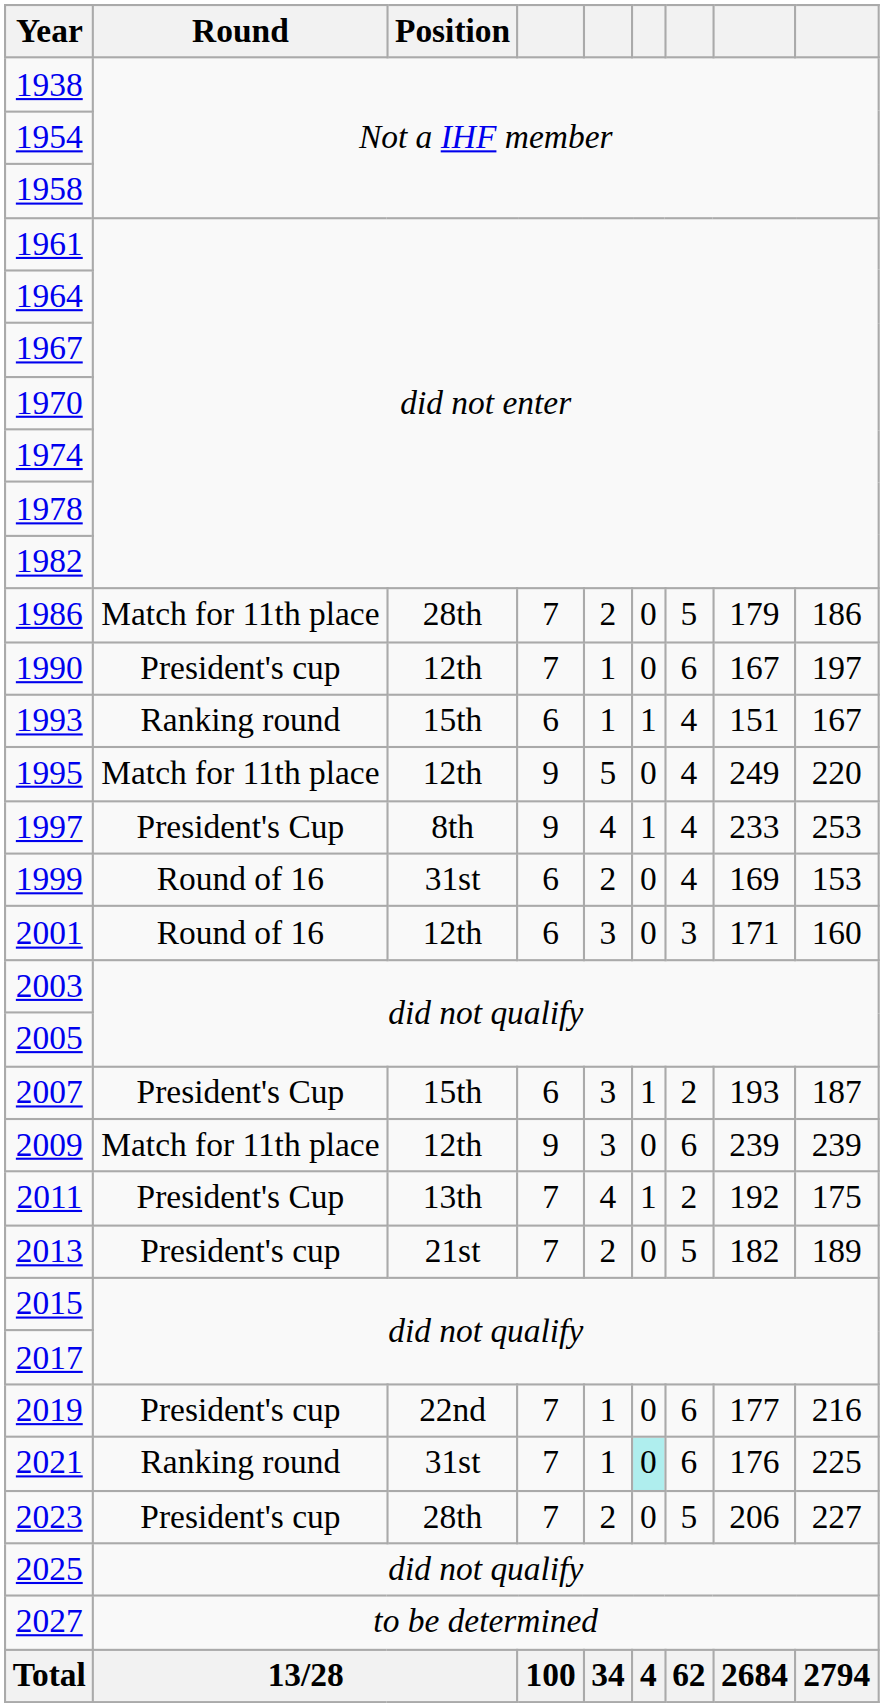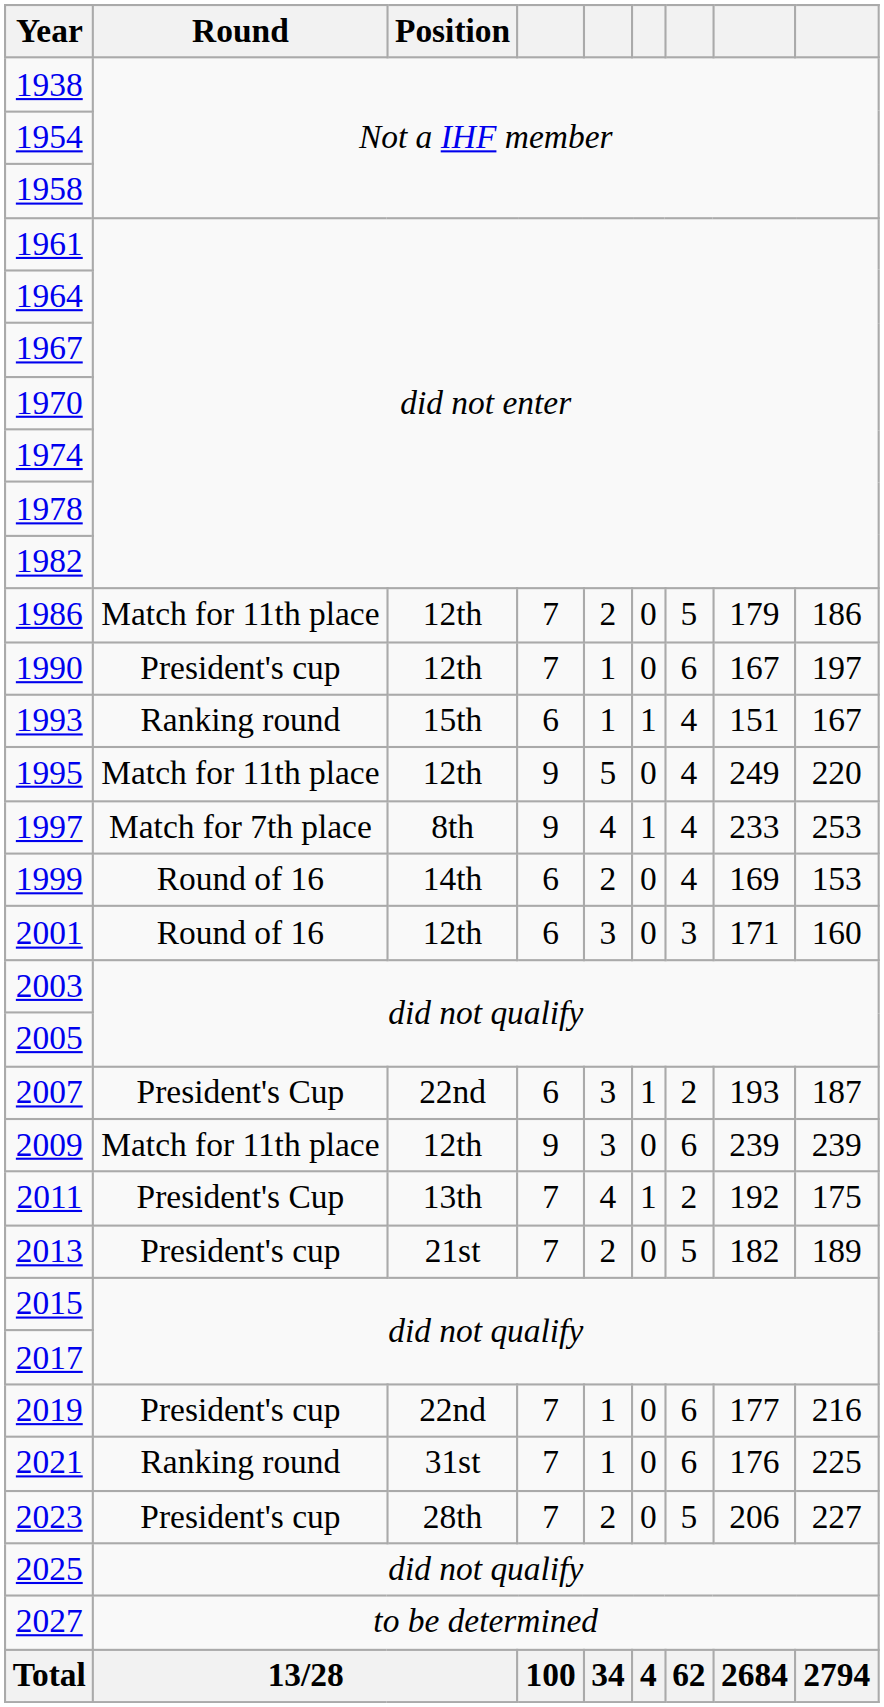(453, 614) 28th -> (453, 614) 12th
(240, 826) President's Cup -> (240, 826) Match for 7th place
(453, 879) 31st -> (453, 879) 14th
(453, 1091) 15th -> (453, 1091) 22nd
(648, 1462) paleturquoise background -> (648, 1462) no background
